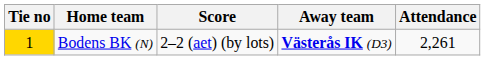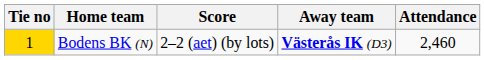(438, 42) 2,261 -> (438, 42) 2,460
